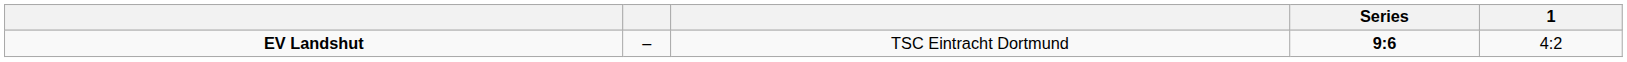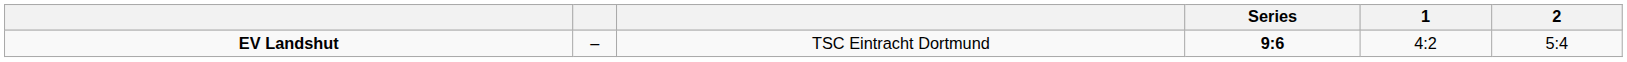+ column: (1557, 17)
